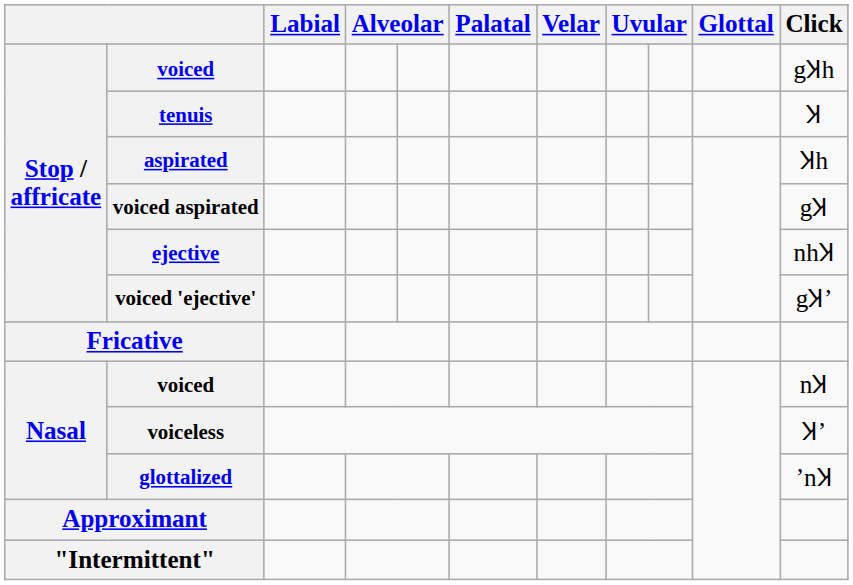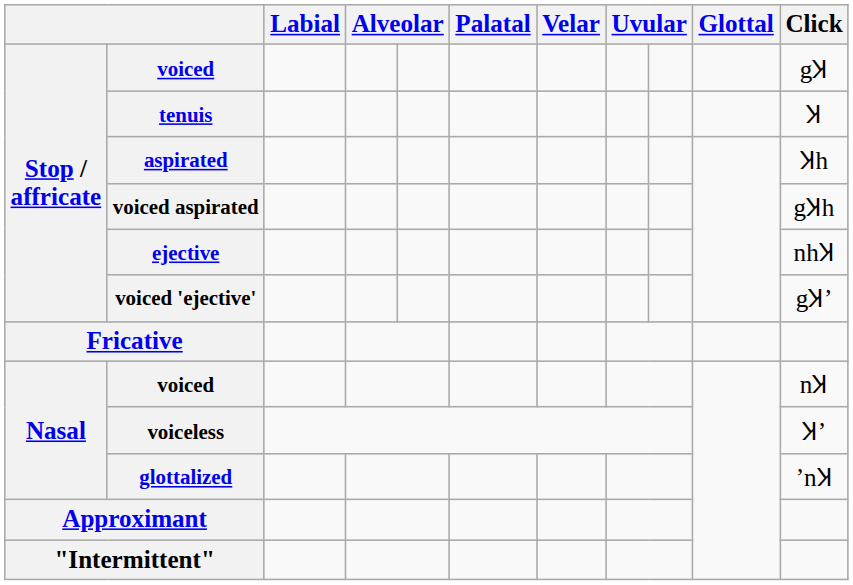(814, 68) gꞰh -> (814, 68) gꞰ
(814, 207) gꞰ -> (814, 207) gꞰh
